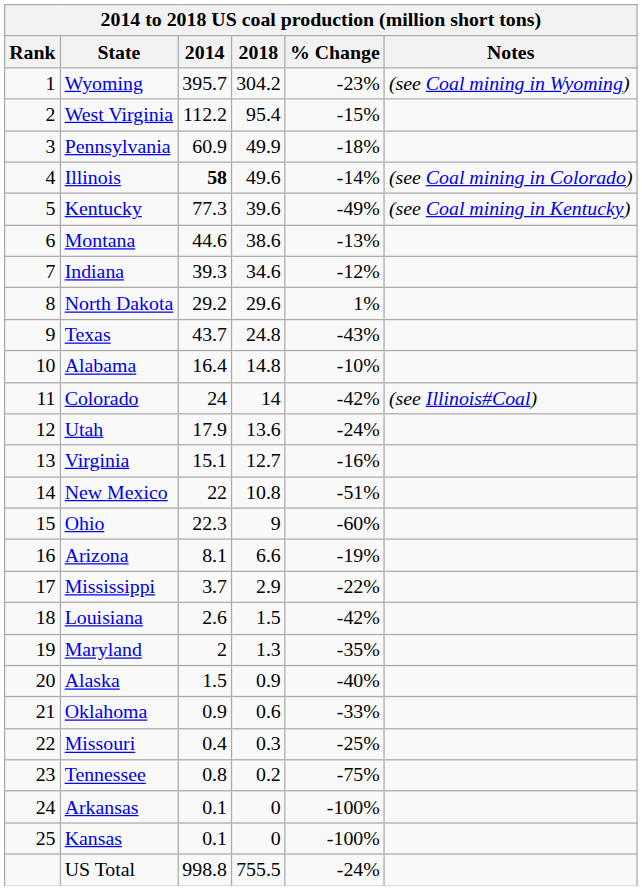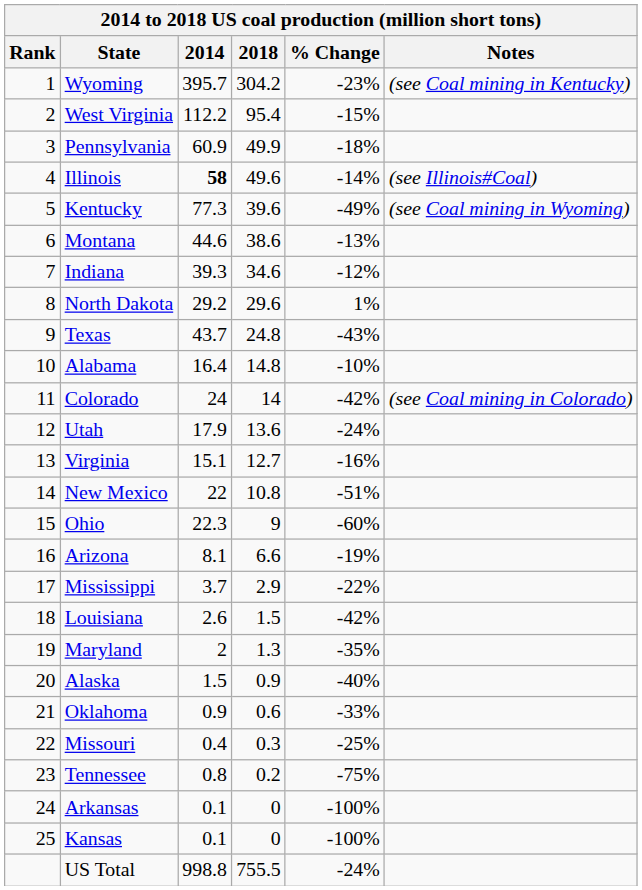(509, 83) (see Coal mining in Wyoming) -> (510, 83) (see Coal mining in Kentucky)
(511, 177) (see Coal mining in Colorado) -> (463, 177) (see Illinois#Coal)
(510, 209) (see Coal mining in Kentucky) -> (509, 209) (see Coal mining in Wyoming)
(463, 397) (see Illinois#Coal) -> (511, 397) (see Coal mining in Colorado)
